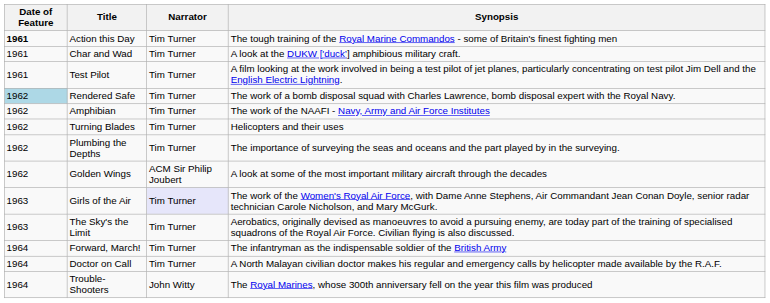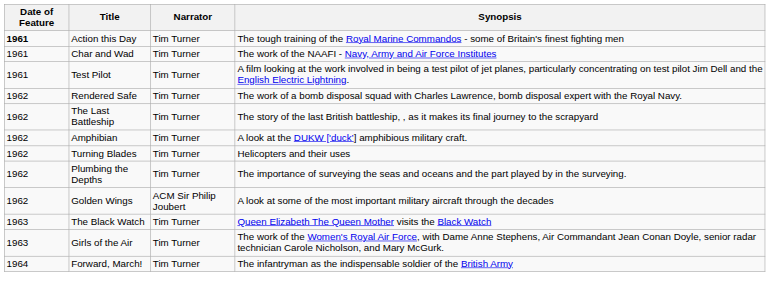(346, 54) A look at the DUKW ['duck’] amphibious military craft. -> (367, 54) The work of the NAAFI - Navy, Army and Air Force Institutes
(17, 96) lightblue background -> (17, 96) no background
+ row: (93, 117)
(360, 111) The work of the NAAFI - Navy, Army and Air Force Institutes -> (352, 138) A look at the DUKW ['duck’] amphibious military craft.
+ row: (108, 221)
(172, 200) lavender background -> (176, 242) no background
- row: (99, 227)
- row: (100, 263)
- row: (89, 284)
